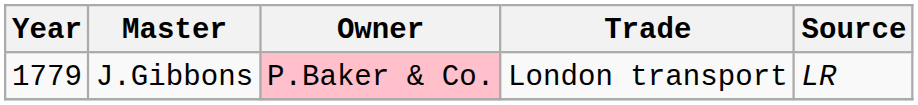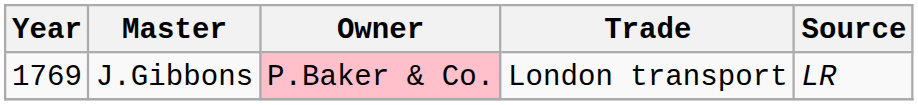(47, 76) 1779 -> (47, 76) 1769
